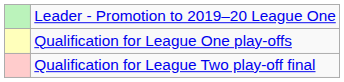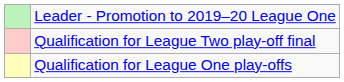rows swapped: (163, 41) <-> (175, 65)
